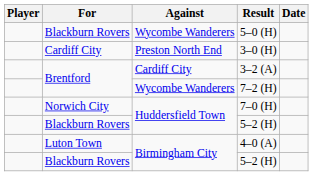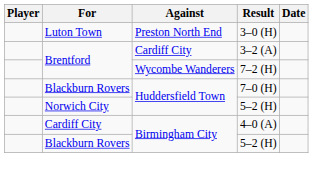- row: (185, 32)
(73, 50) Cardiff City -> (73, 32) Luton Town
(77, 106) Norwich City -> (87, 87) Blackburn Rovers
(87, 124) Blackburn Rovers -> (77, 106) Norwich City
(73, 143) Luton Town -> (73, 124) Cardiff City
